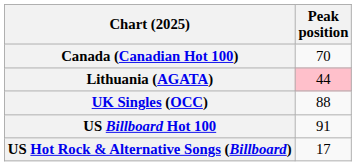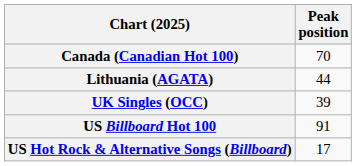(323, 79) pink background -> (323, 79) no background
(323, 102) 88 -> (323, 102) 39
